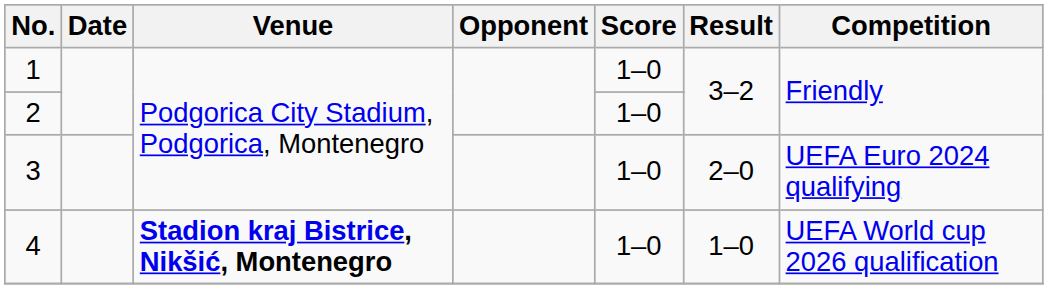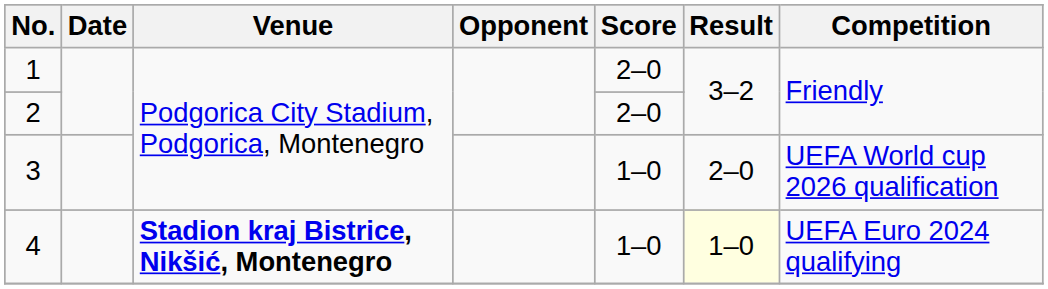(639, 69) 1–0 -> (639, 69) 2–0
(639, 112) 1–0 -> (639, 112) 2–0
(888, 171) UEFA Euro 2024 qualifying -> (892, 171) UEFA World cup 2026 qualification
(731, 245) no background -> (731, 245) lightyellow background
(892, 245) UEFA World cup 2026 qualification -> (888, 245) UEFA Euro 2024 qualifying
